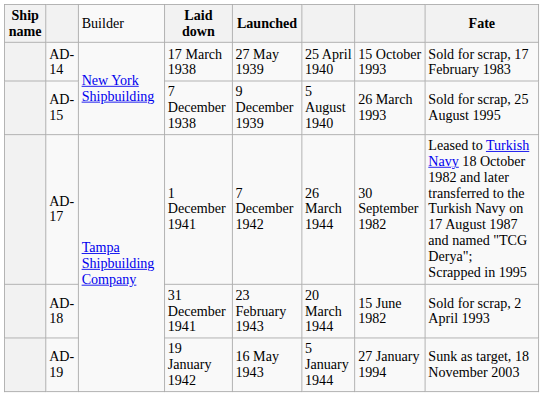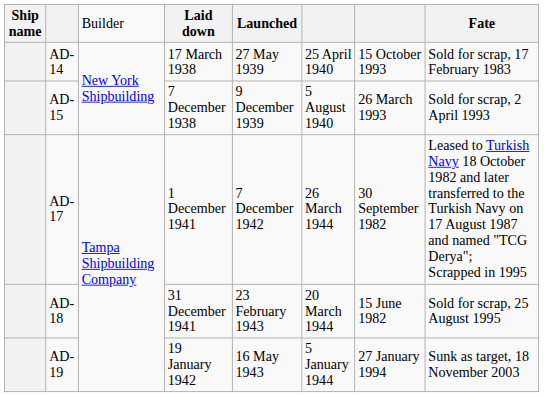(478, 107) Sold for scrap, 25 August 1995 -> (475, 107) Sold for scrap, 2 April 1993
(475, 310) Sold for scrap, 2 April 1993 -> (478, 310) Sold for scrap, 25 August 1995
